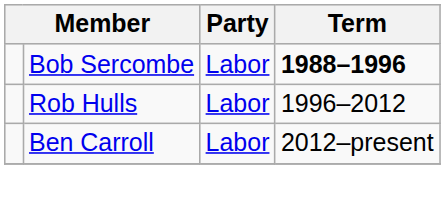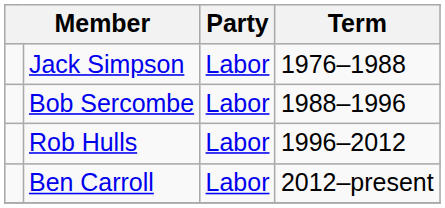+ row: (107, 63)
(343, 63) bold -> (343, 103) normal
